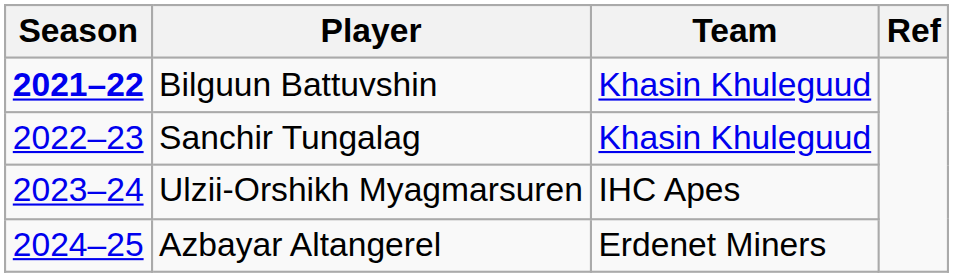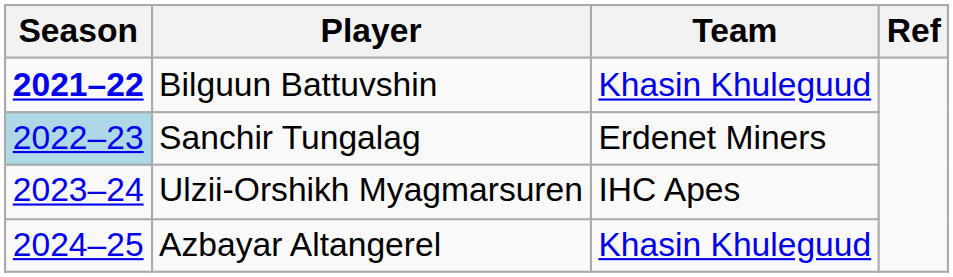(78, 137) no background -> (78, 137) lightblue background
(735, 137) Khasin Khuleguud -> (712, 137) Erdenet Miners
(712, 244) Erdenet Miners -> (735, 244) Khasin Khuleguud
